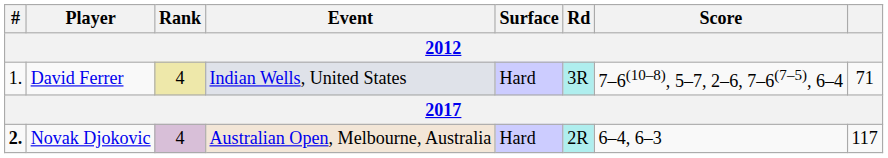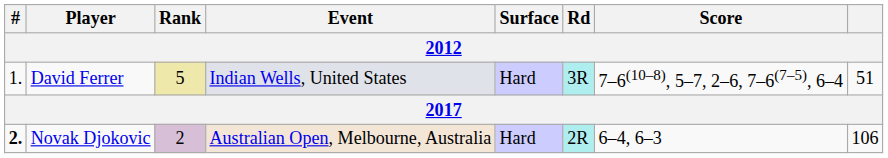(180, 78) 4 -> (180, 78) 5
(865, 78) 71 -> (865, 78) 51
(180, 138) 4 -> (180, 138) 2
(865, 138) 117 -> (865, 138) 106
